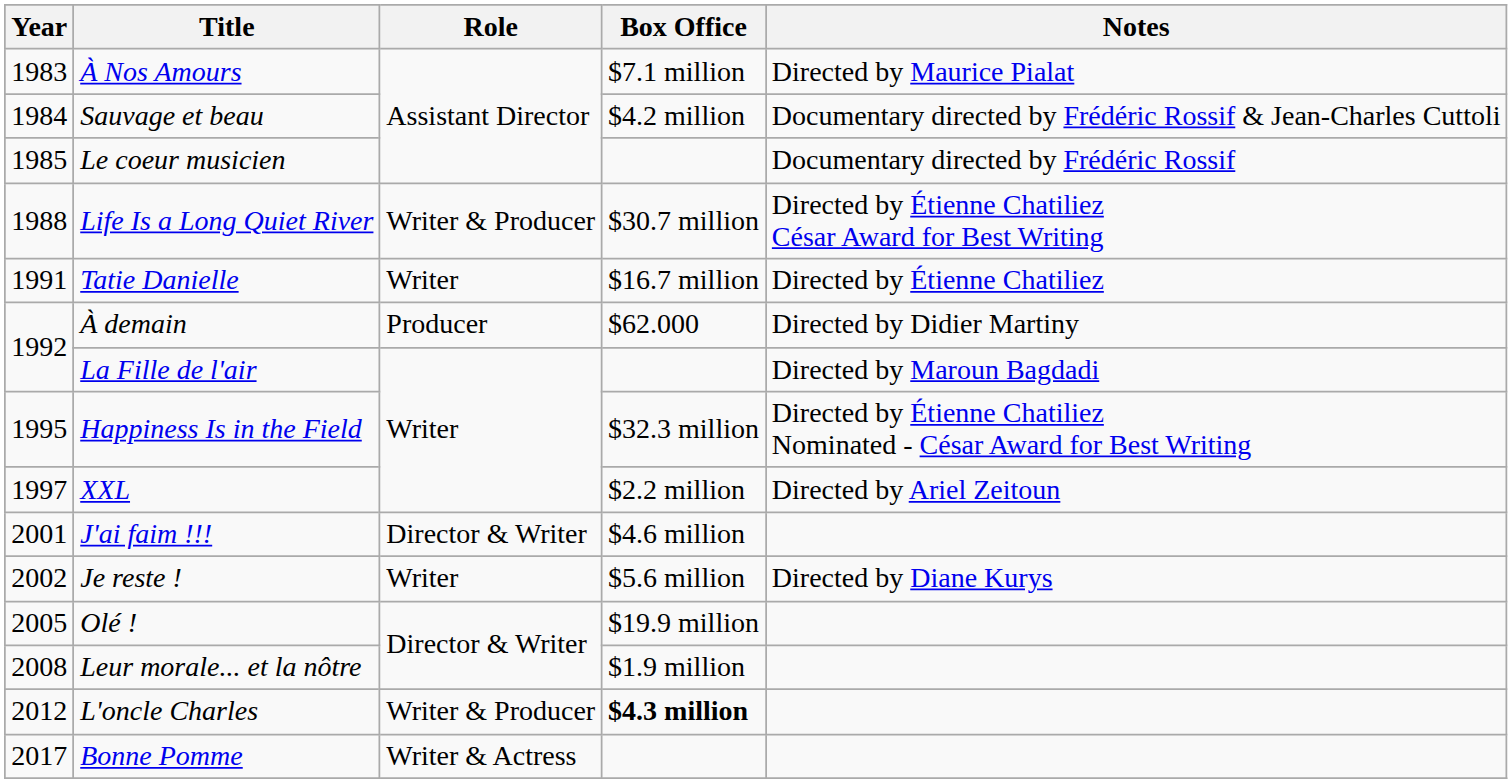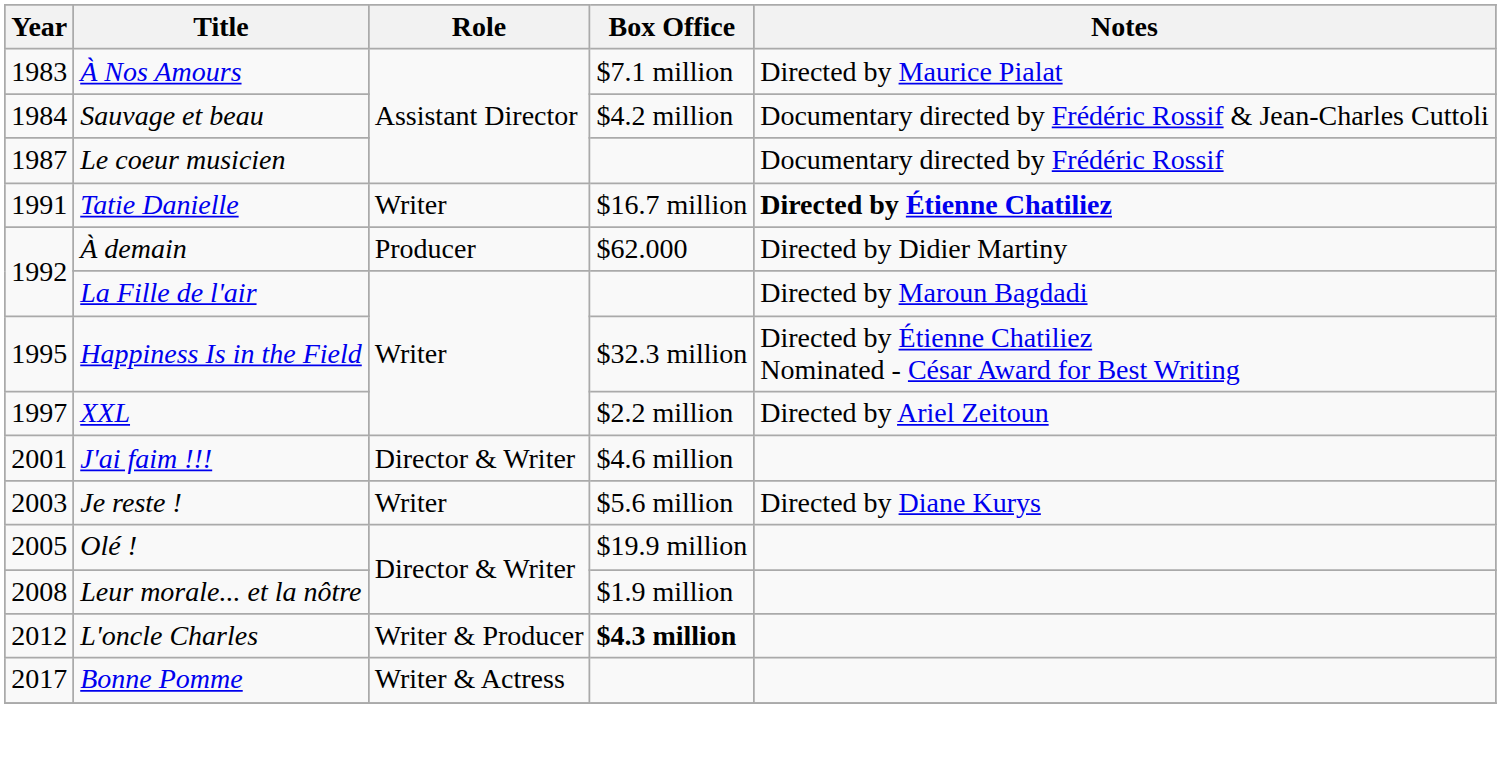(39, 159) 1985 -> (39, 159) 1987
- row: (227, 220)
(938, 280) normal -> (936, 204) bold
(39, 578) 2002 -> (39, 502) 2003
